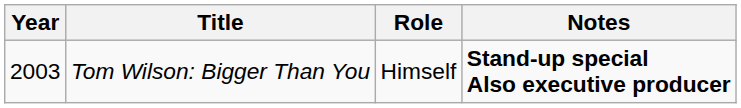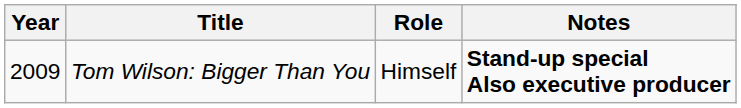(35, 71) 2003 -> (35, 71) 2009
